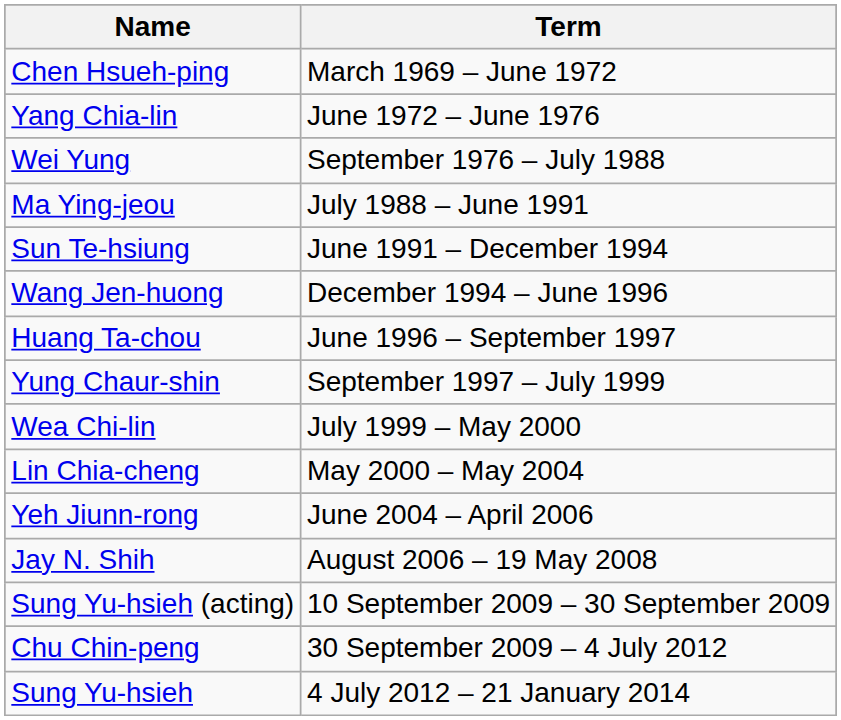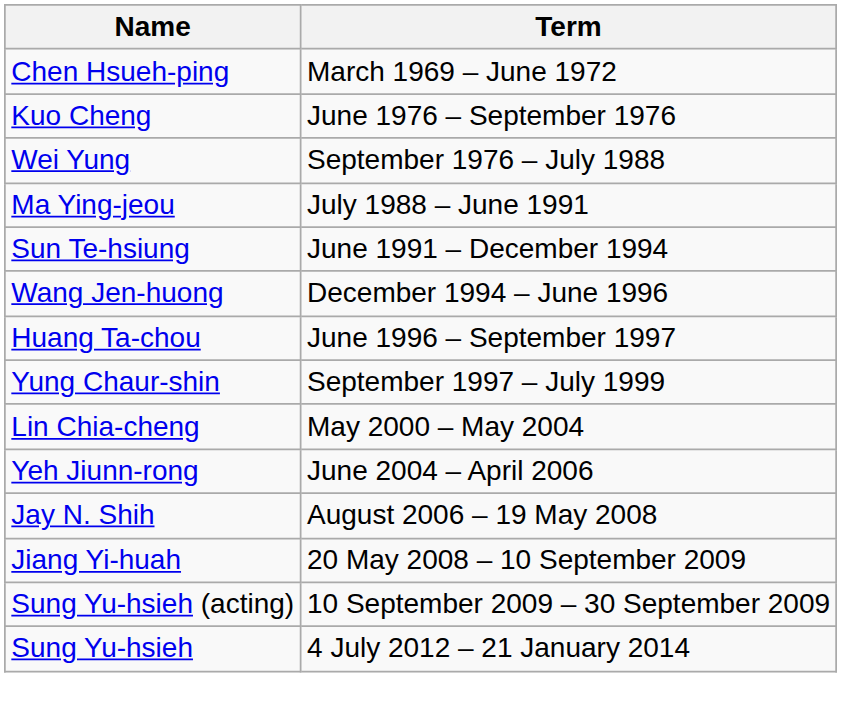- row: (94, 115)
+ row: (81, 115)
- row: (83, 426)
+ row: (96, 559)
- row: (106, 648)
